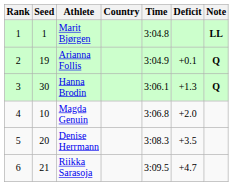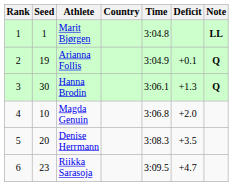(44, 168) 21 -> (44, 168) 23
